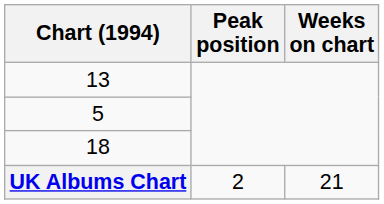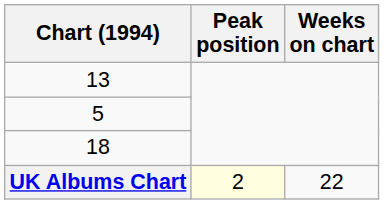(238, 181) no background -> (238, 181) lightyellow background
(332, 181) 21 -> (332, 181) 22
